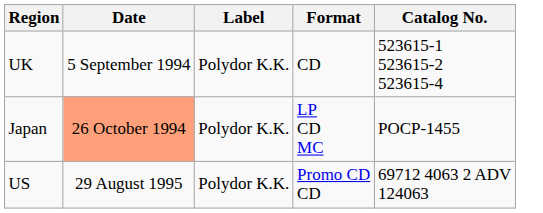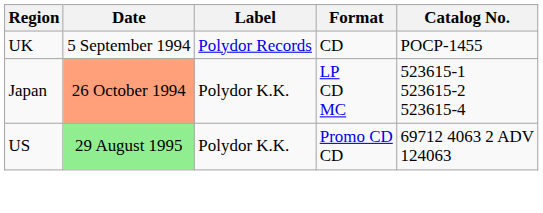(244, 63) Polydor K.K. -> (255, 44) Polydor Records
(410, 63) 523615-1 523615-2 523615-4 -> (442, 44) POCP-1455
(419, 128) POCP-1455 -> (433, 90) 523615-1 523615-2 523615-4
(129, 184) no background -> (129, 146) lightgreen background
